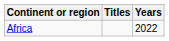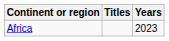(146, 28) 2022 -> (146, 28) 2023
